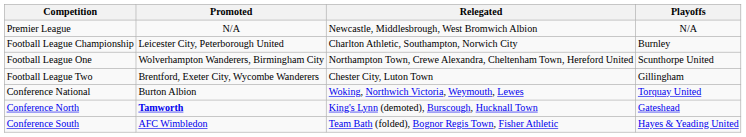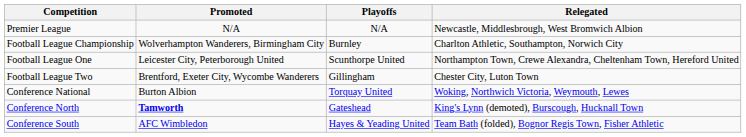columns swapped: (688, 12) <-> (481, 12)
(211, 44) Leicester City, Peterborough United -> (231, 44) Wolverhampton Wanderers, Birmingham City
(231, 60) Wolverhampton Wanderers, Birmingham City -> (211, 60) Leicester City, Peterborough United
